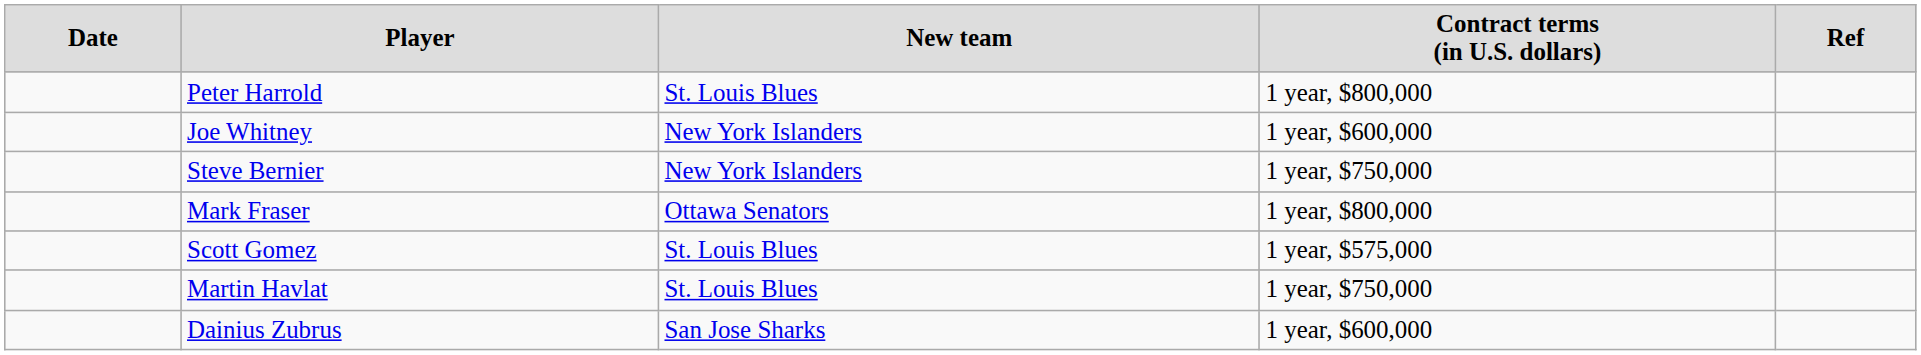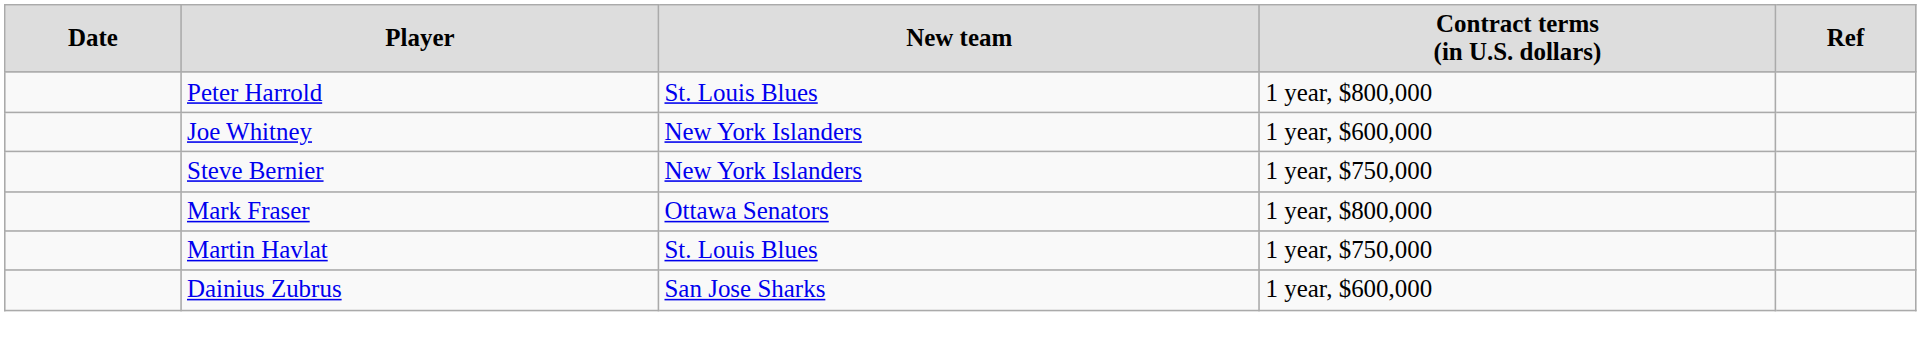- row: (252, 250)
